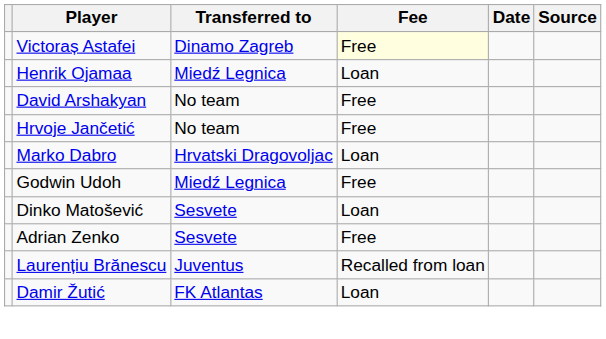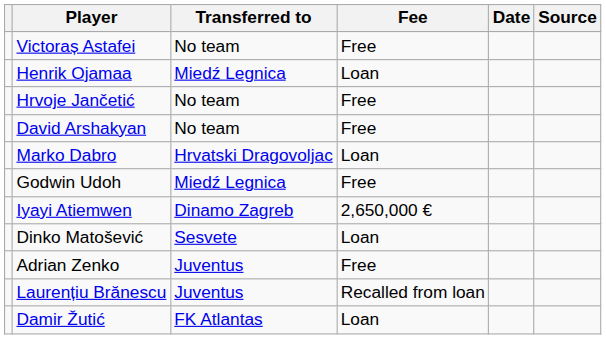(234, 45) Dinamo Zagreb -> (207, 45) No team
(359, 45) lightyellow background -> (359, 45) no background
rows swapped: (76, 127) <-> (81, 100)
+ row: (74, 210)
(206, 237) Sesvete -> (209, 264) Juventus
